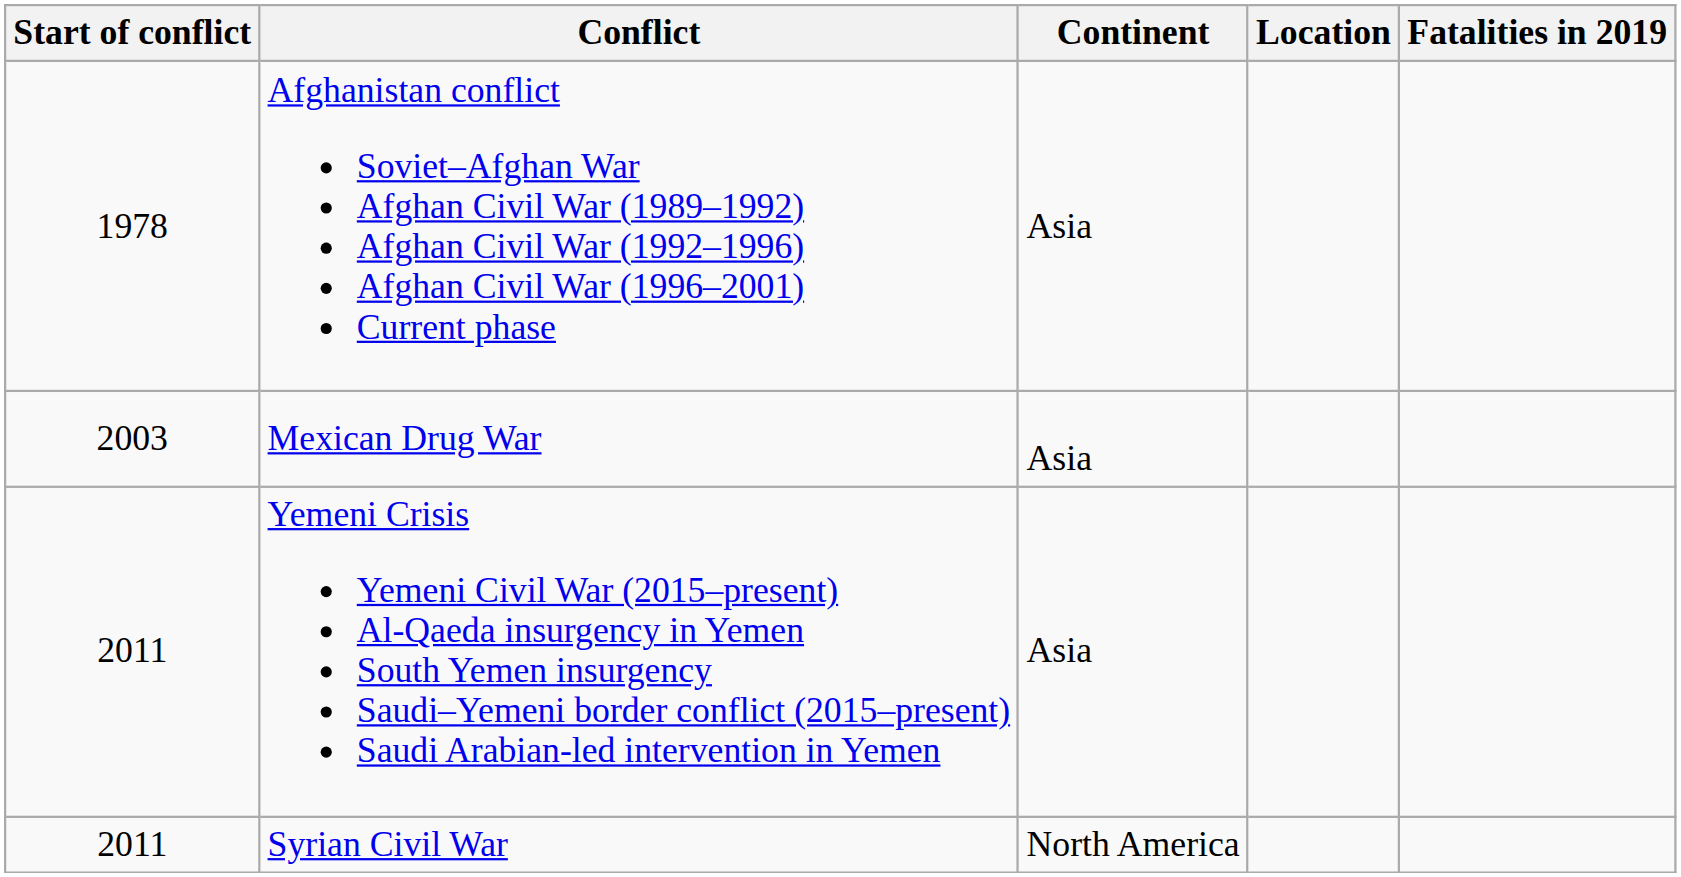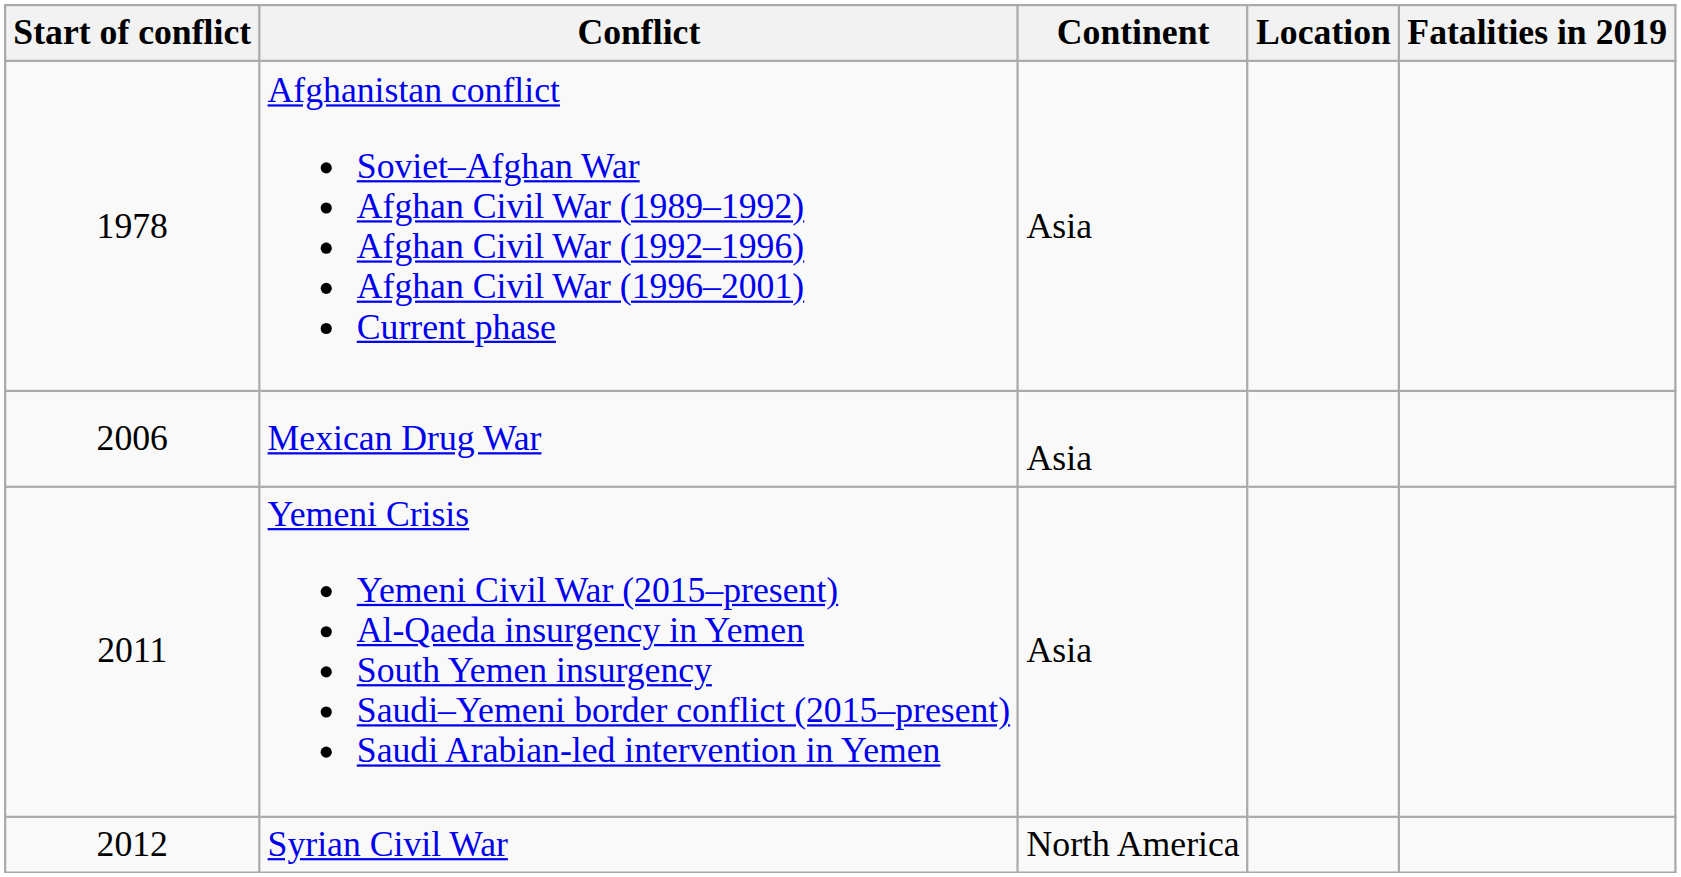(132, 438) 2003 -> (132, 438) 2006
(132, 843) 2011 -> (132, 843) 2012
